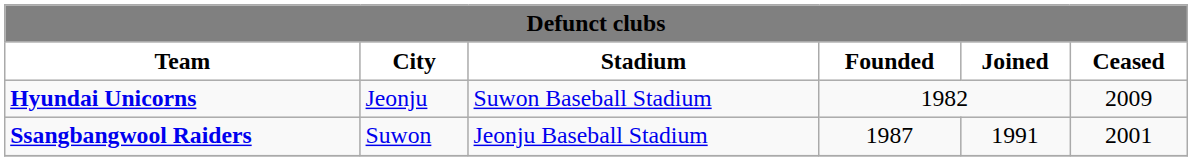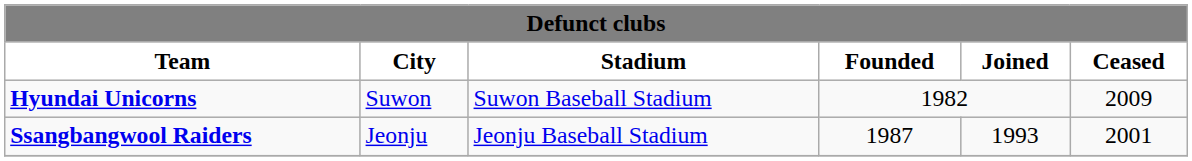(396, 98) Jeonju -> (398, 98) Suwon
(398, 135) Suwon -> (396, 135) Jeonju
(1015, 135) 1991 -> (1015, 135) 1993
